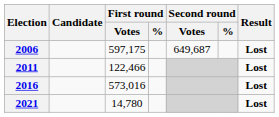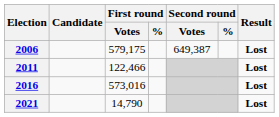(127, 49) 597,175 -> (127, 49) 579,175
(192, 49) 649,687 -> (192, 49) 649,387
(127, 103) 14,780 -> (127, 103) 14,790
